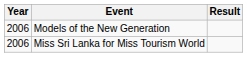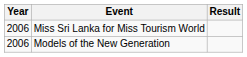rows swapped: (119, 44) <-> (102, 28)
